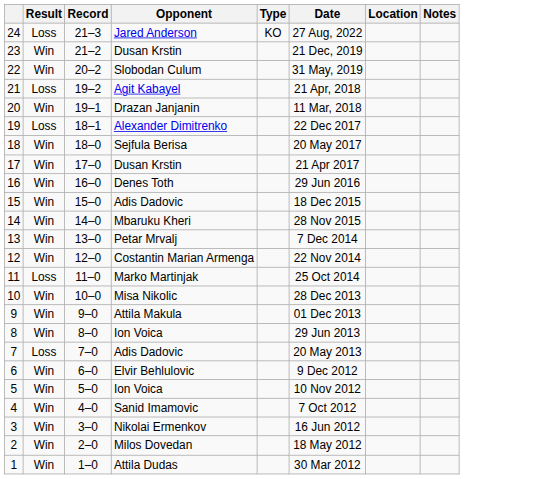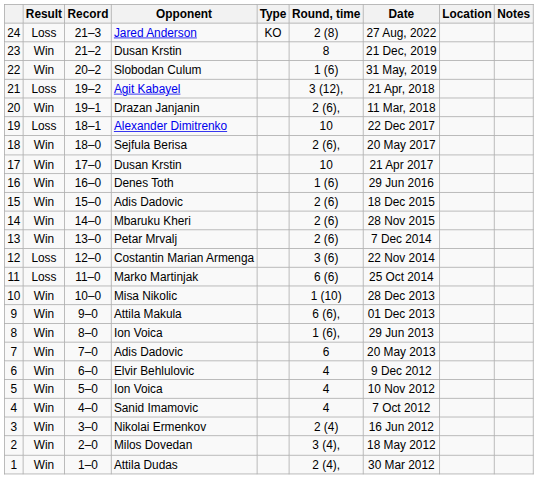+ column: (326, 14)
(44, 258) Win -> (44, 258) Loss
(44, 352) Loss -> (44, 352) Win
